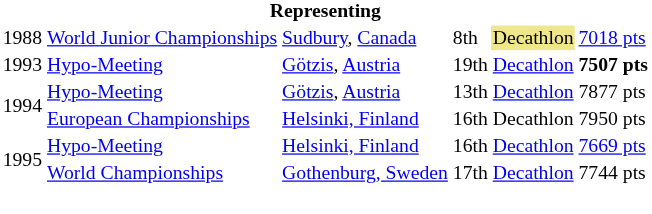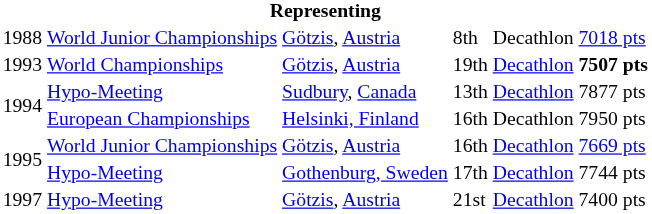(349, 37) Sudbury, Canada -> (341, 37) Götzis, Austria
(533, 37) khaki background -> (533, 37) no background
(105, 64) Hypo-Meeting -> (135, 64) World Championships
(341, 91) Götzis, Austria -> (349, 91) Sudbury, Canada
(105, 145) Hypo-Meeting -> (162, 145) World Junior Championships
(350, 145) Helsinki, Finland -> (341, 145) Götzis, Austria
(135, 173) World Championships -> (105, 173) Hypo-Meeting
+ row: (22, 200)
